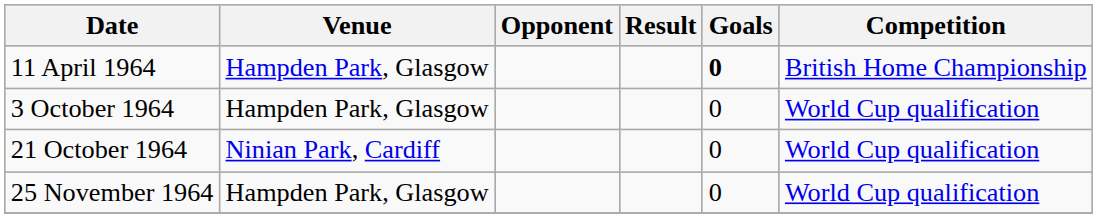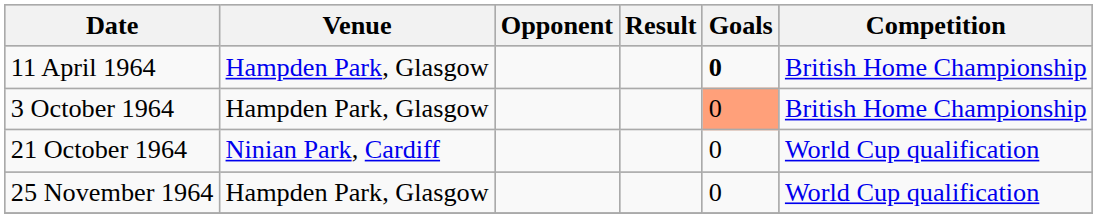(715, 108) no background -> (715, 108) lightsalmon background
(912, 108) World Cup qualification -> (936, 108) British Home Championship
